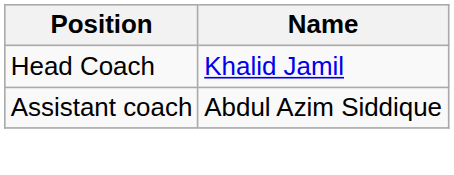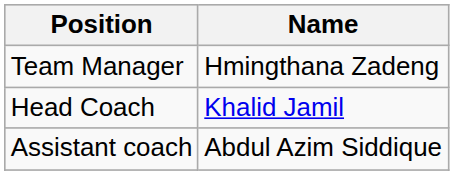+ row: (97, 66)
